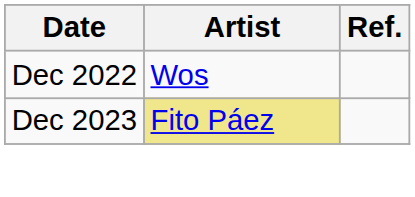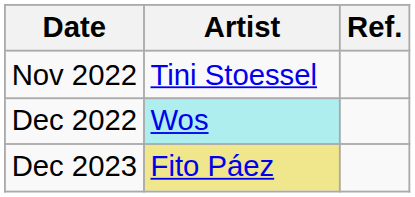+ row: (74, 74)
(180, 74) no background -> (180, 120) paleturquoise background
